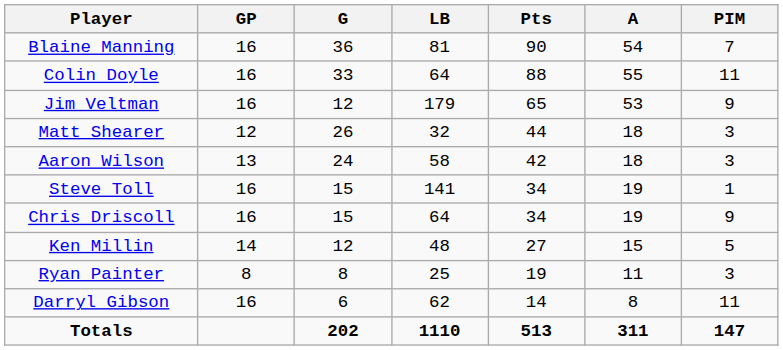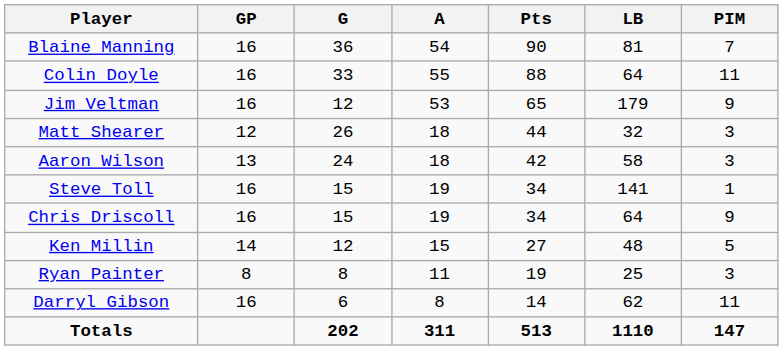columns swapped: (633, 19) <-> (440, 19)
